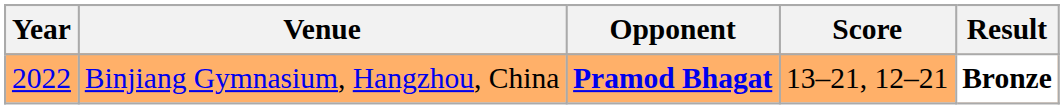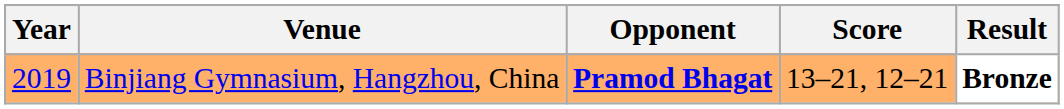(41, 77) 2022 -> (41, 77) 2019
